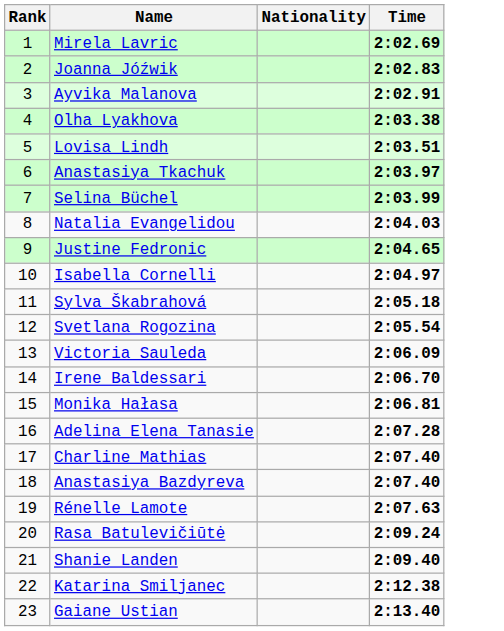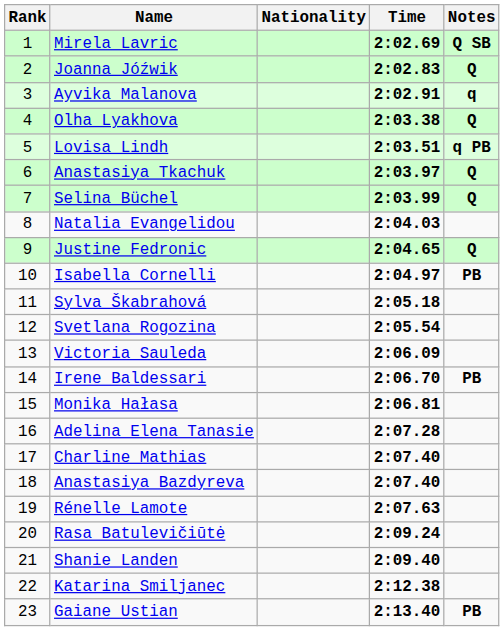+ column: (472, 18)
